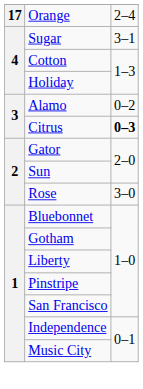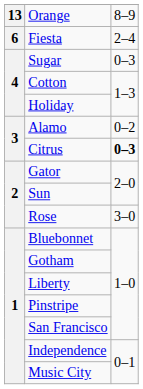(15, 15) 17 -> (15, 15) 13
(125, 15) 2–4 -> (125, 15) 8–9
+ row: (45, 37)
(125, 37) 3–1 -> (125, 60) 0–3
